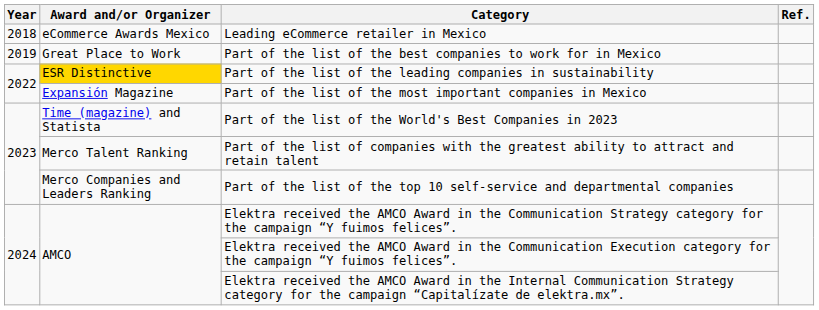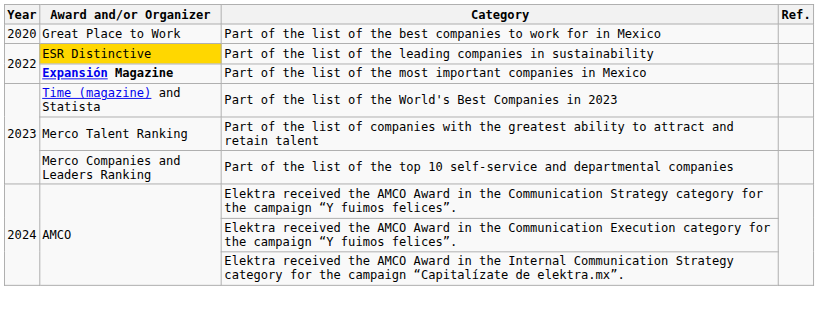- row: (355, 34)
(22, 54) 2019 -> (22, 34) 2020
(108, 93) normal -> (108, 73) bold
